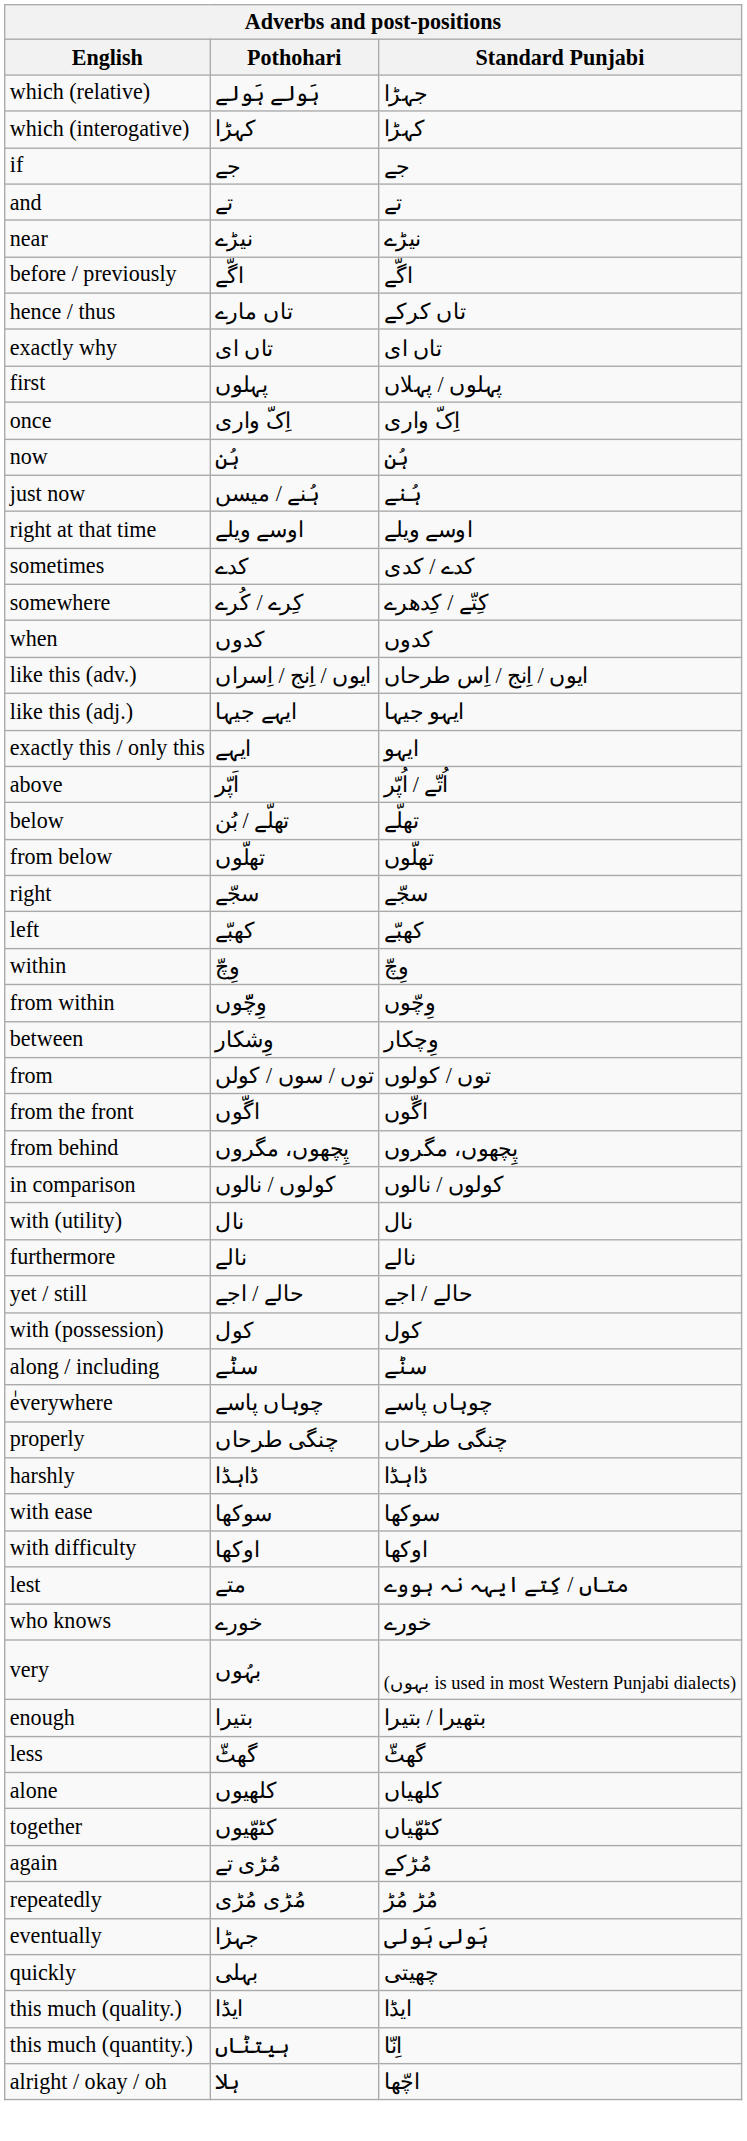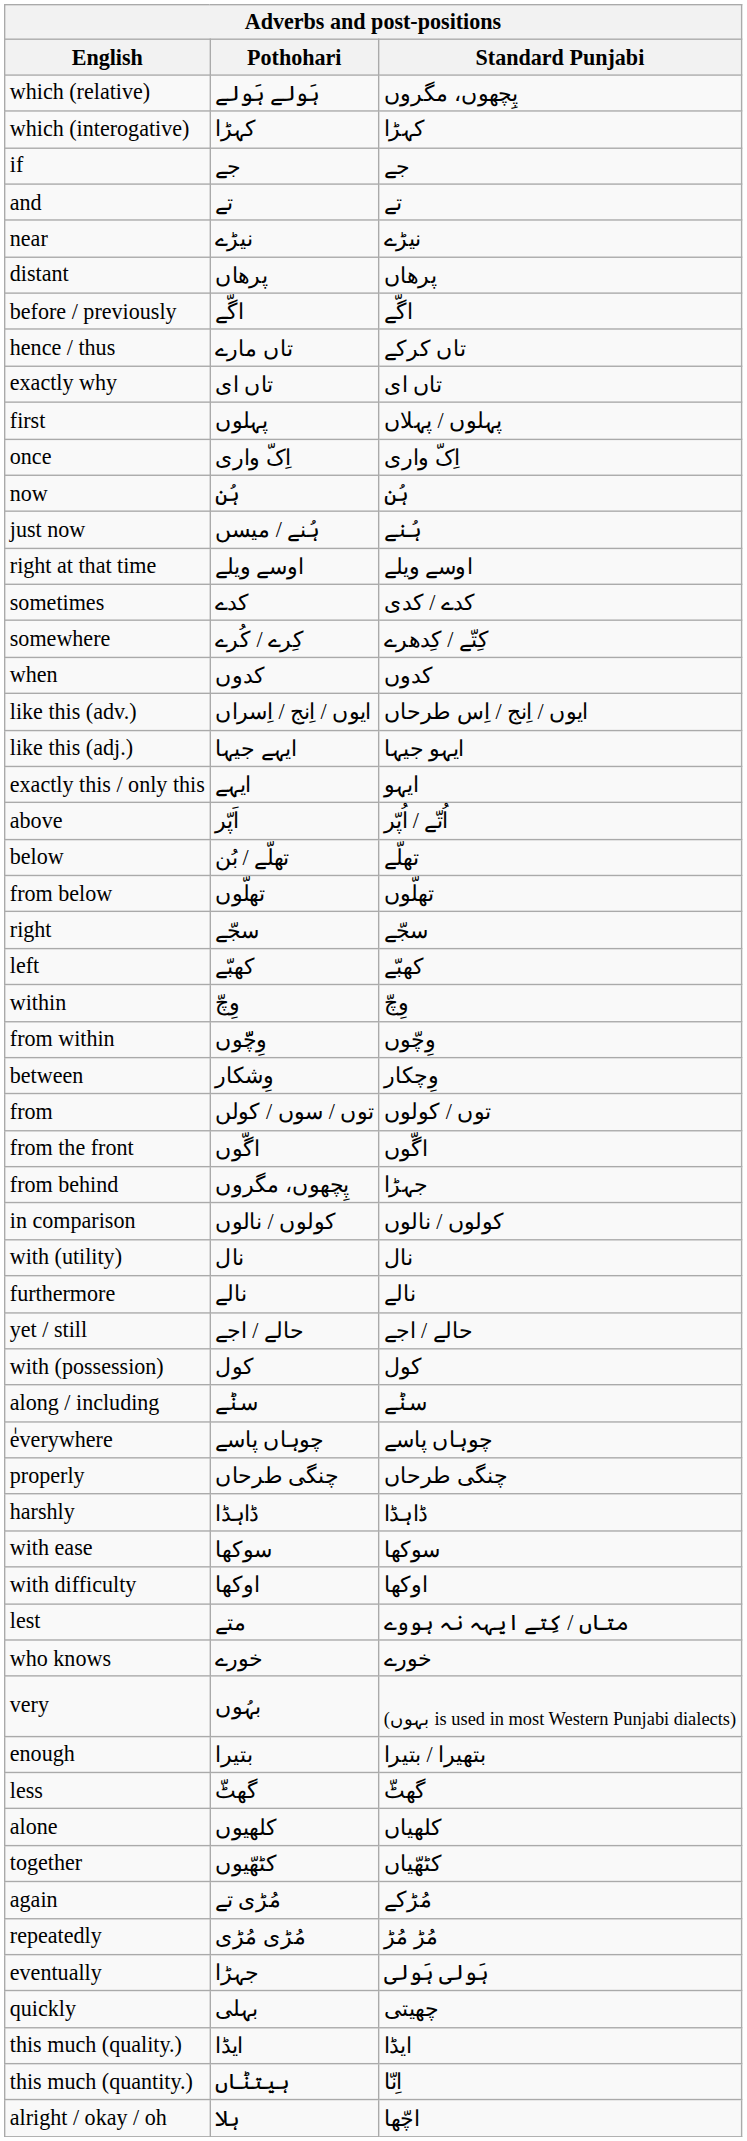(406, 93) جہڑا -> (451, 93) پِچھوں، مگروں
+ row: (39, 274)
(451, 1148) پِچھوں، مگروں -> (406, 1185) جہڑا
